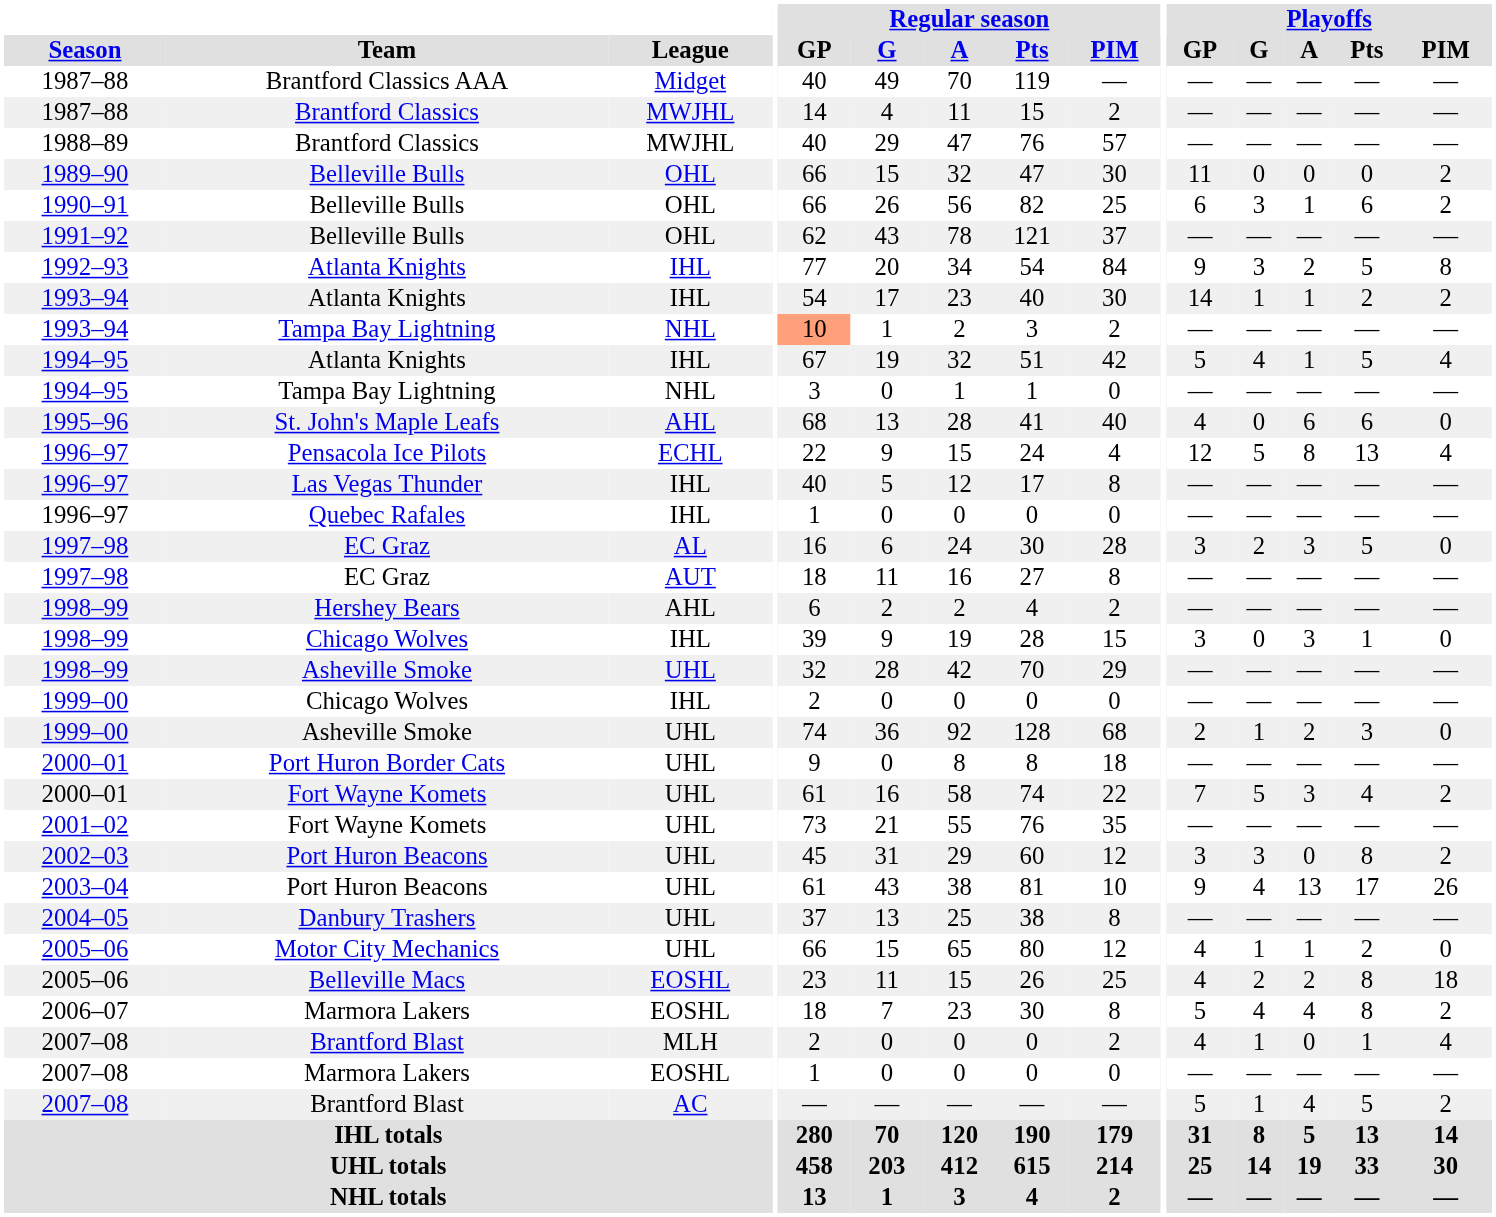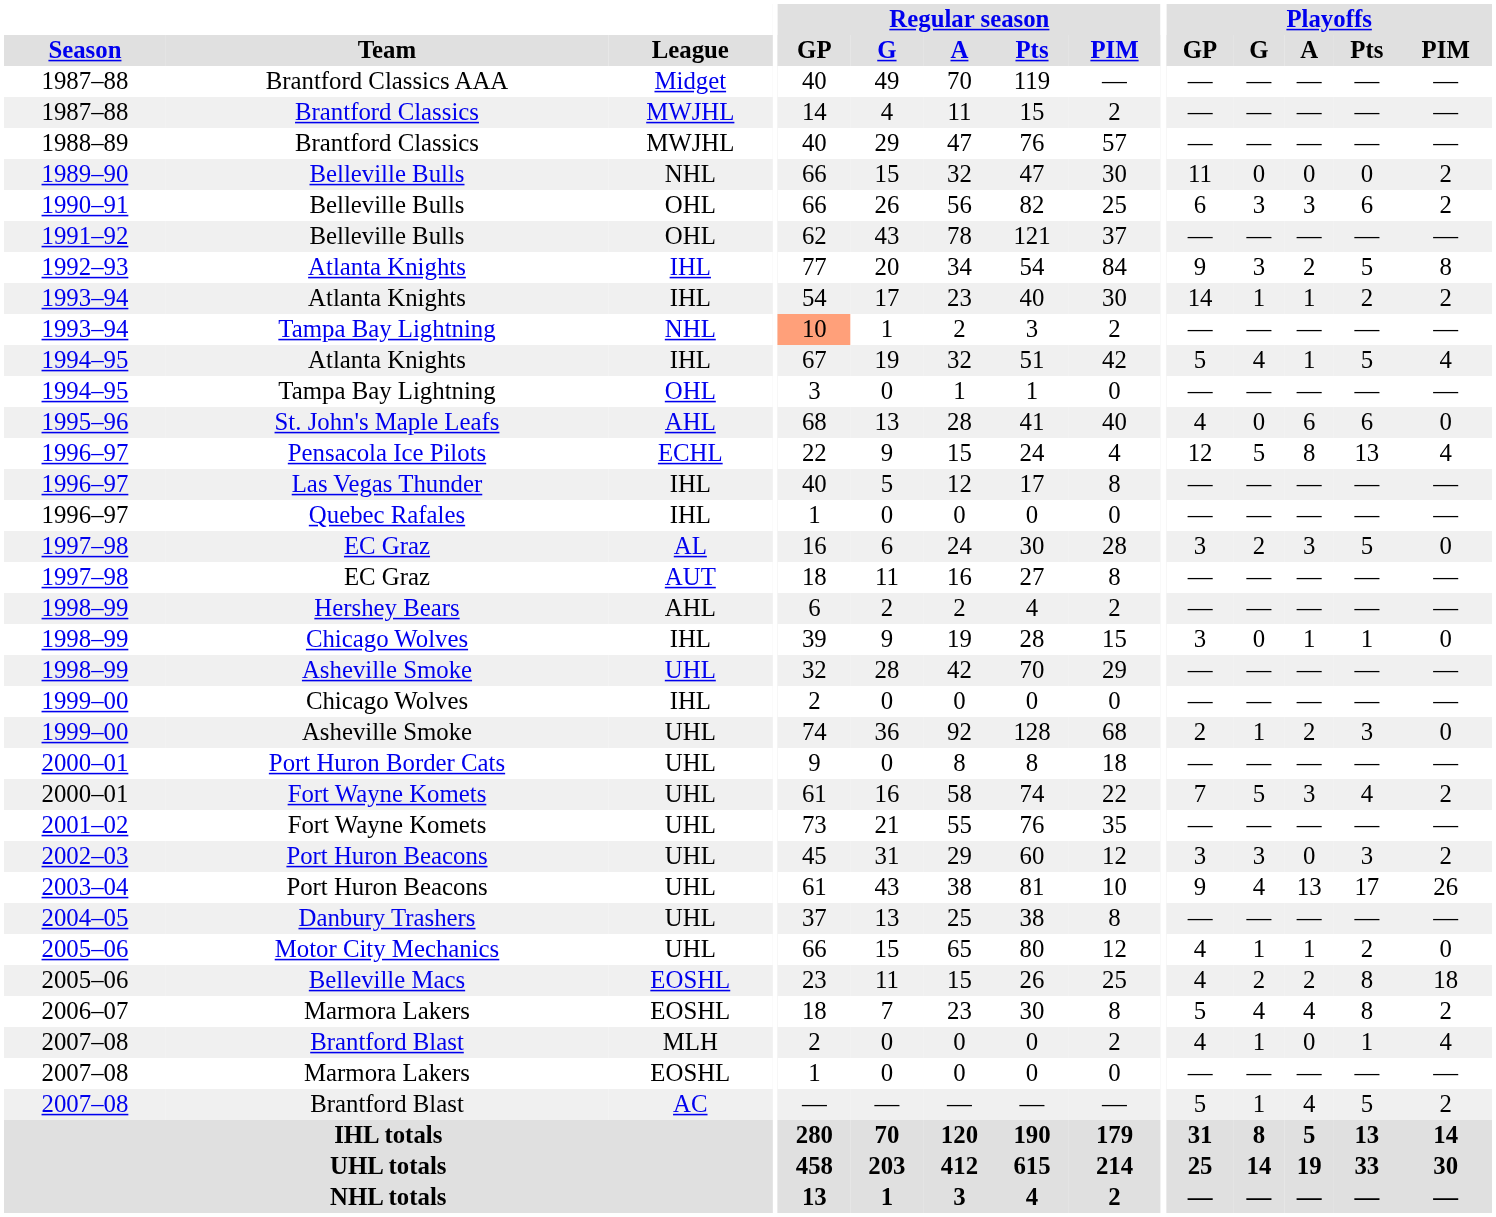(690, 174) OHL -> (690, 174) NHL
(1309, 205) 1 -> (1309, 205) 3
(690, 391) NHL -> (690, 391) OHL
(1309, 639) 3 -> (1309, 639) 1
(1367, 856) 8 -> (1367, 856) 3
